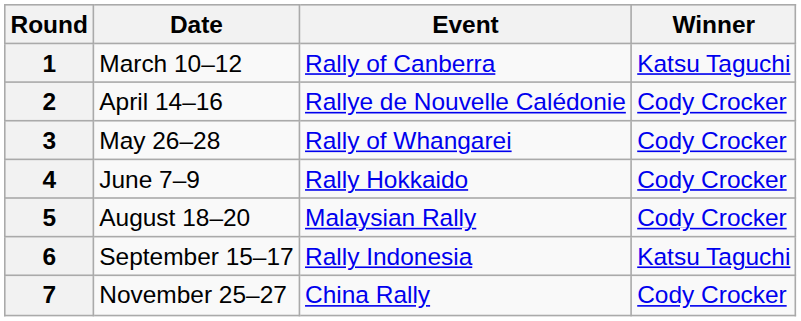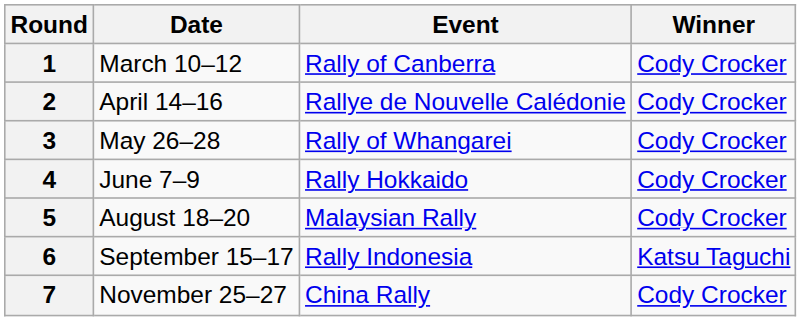(714, 63) Katsu Taguchi -> (712, 63) Cody Crocker
